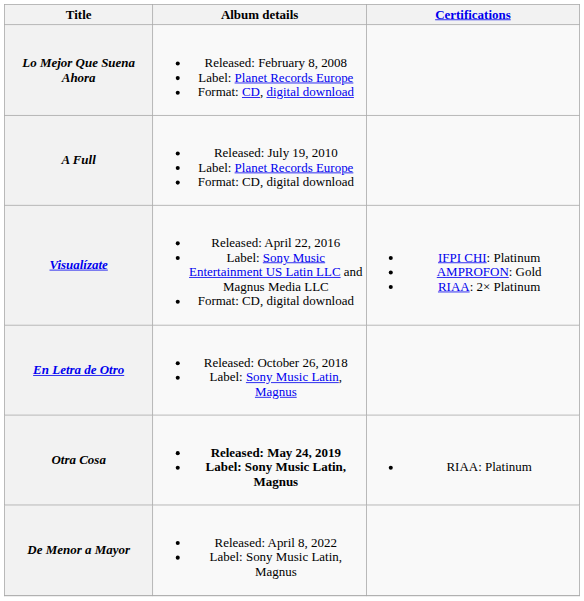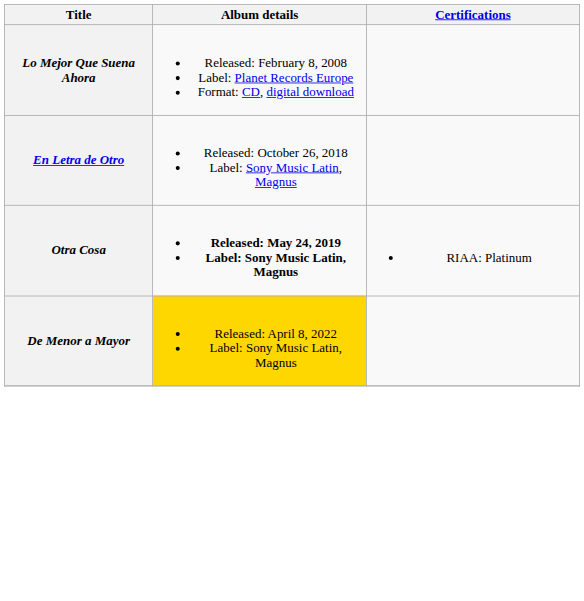- row: (79, 160)
- row: (79, 265)
(260, 558) no background -> (260, 348) gold background
